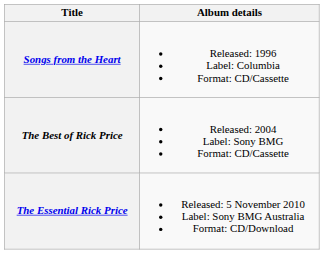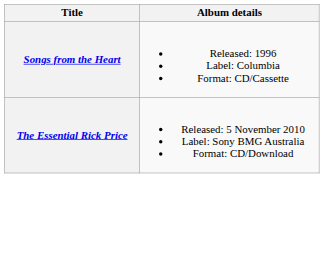- row: (72, 135)
